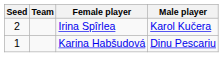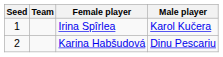(17, 26) 2 -> (17, 26) 1
(17, 43) 1 -> (17, 43) 2
